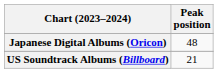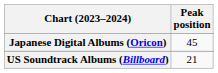(192, 42) 48 -> (192, 42) 45
